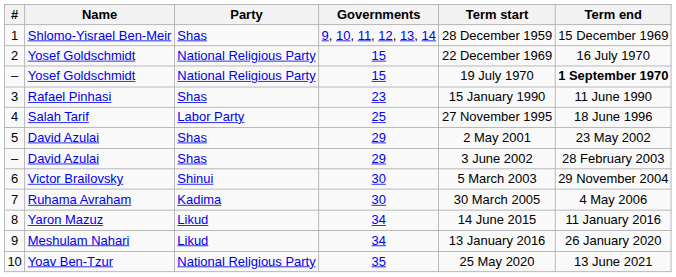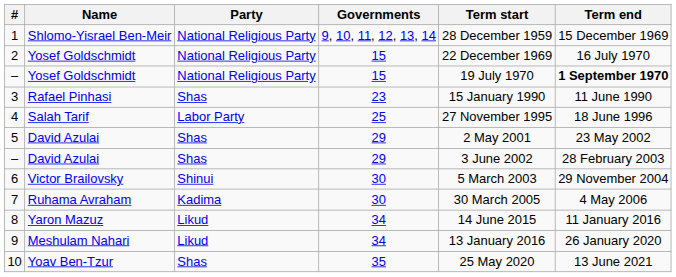(192, 35) Shas -> (246, 35) National Religious Party
(246, 261) National Religious Party -> (192, 261) Shas
